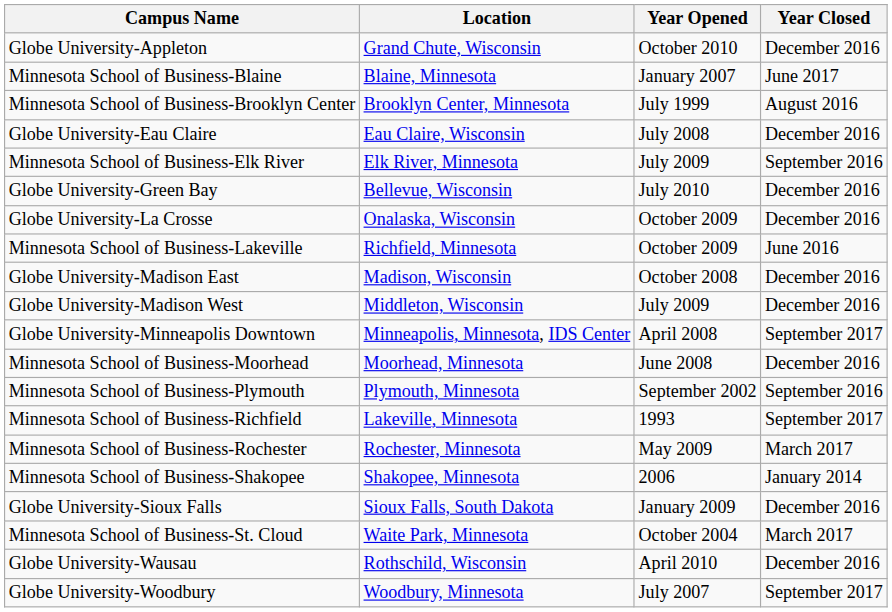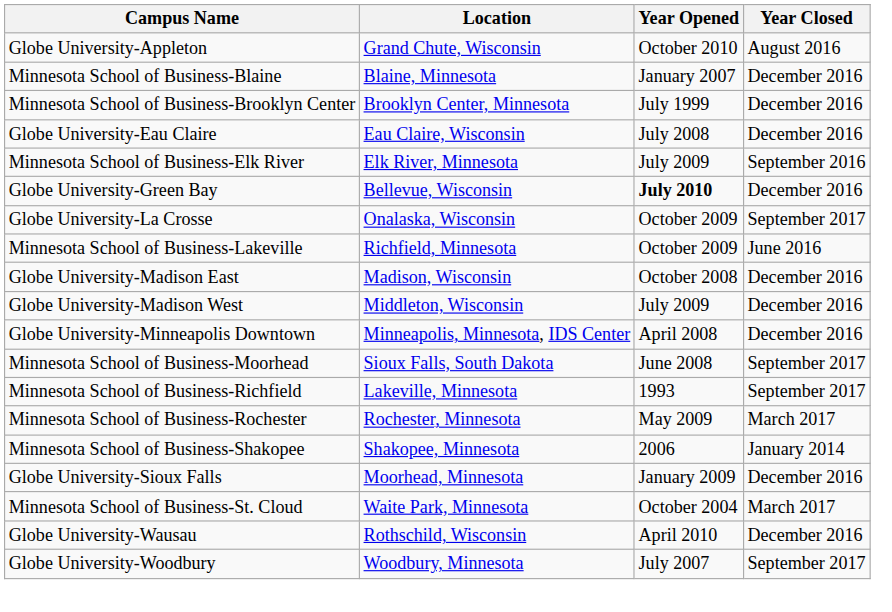(822, 47) December 2016 -> (794, 47) August 2016
(802, 76) June 2017 -> (805, 76) December 2016
(811, 104) August 2016 -> (805, 104) December 2016
(674, 190) normal -> (675, 190) bold
(822, 219) December 2016 -> (807, 219) September 2017
(824, 334) September 2017 -> (805, 334) December 2016
(443, 362) Moorhead, Minnesota -> (458, 362) Sioux Falls, South Dakota
(822, 362) December 2016 -> (807, 362) September 2017
- row: (157, 391)
(458, 506) Sioux Falls, South Dakota -> (443, 477) Moorhead, Minnesota
